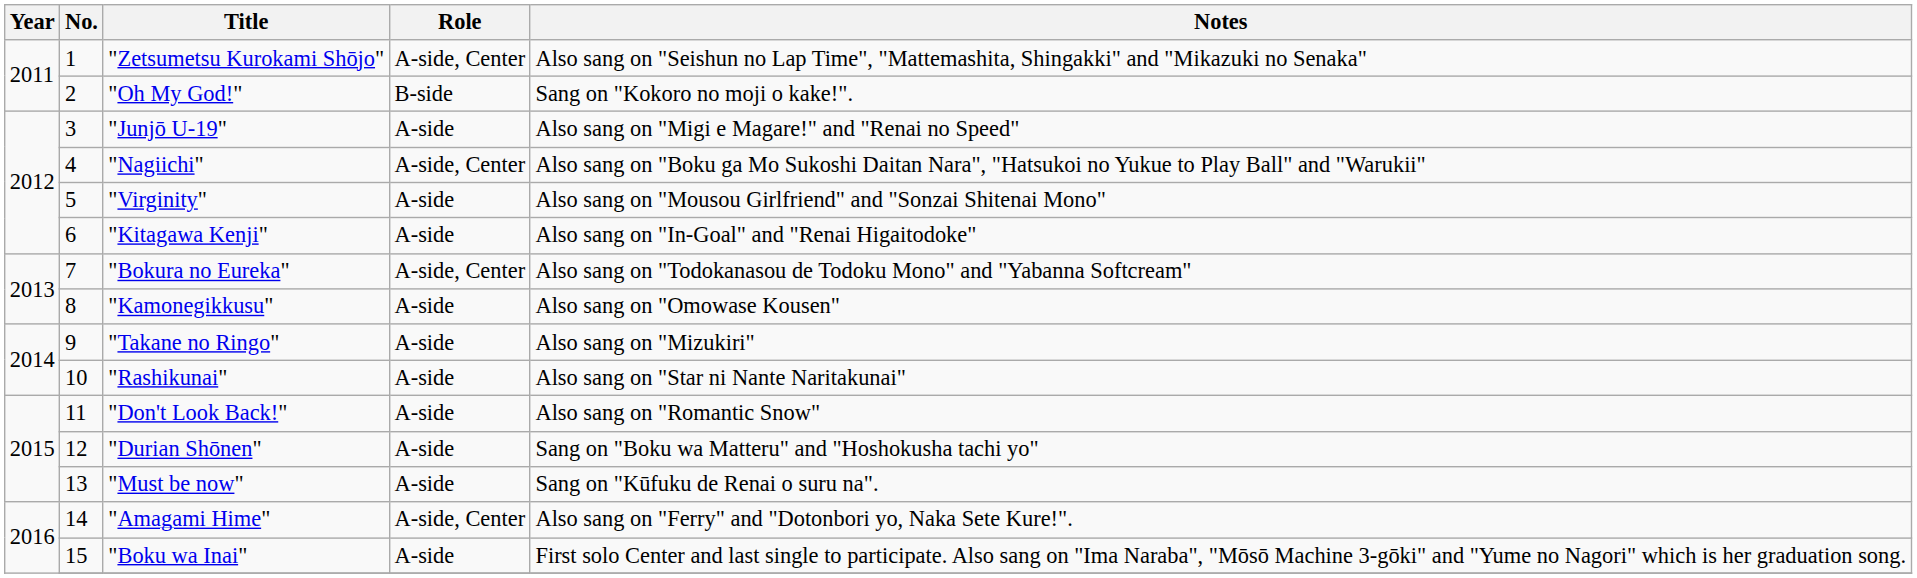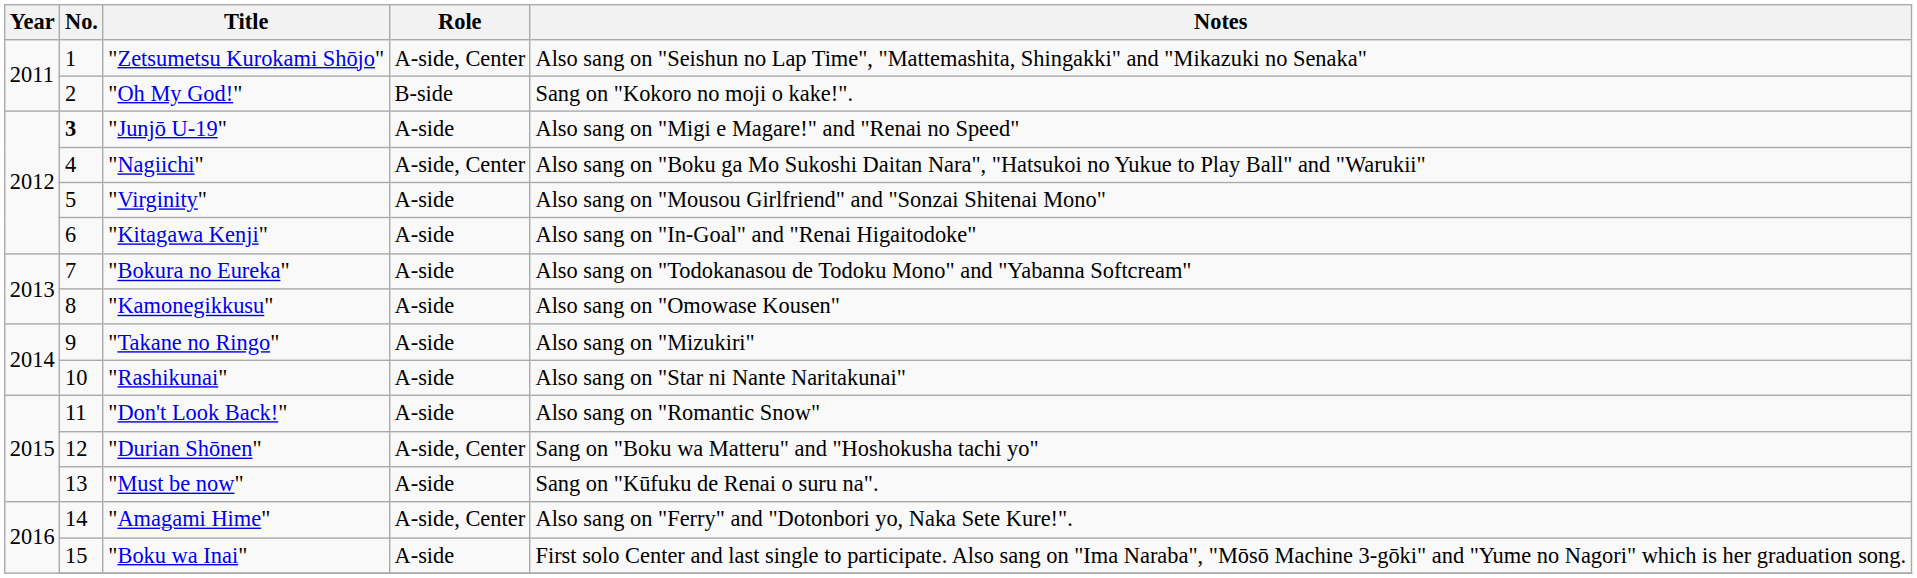(71, 128) normal -> (71, 128) bold
(460, 270) A-side, Center -> (424, 270) A-side
(424, 448) A-side -> (460, 448) A-side, Center
